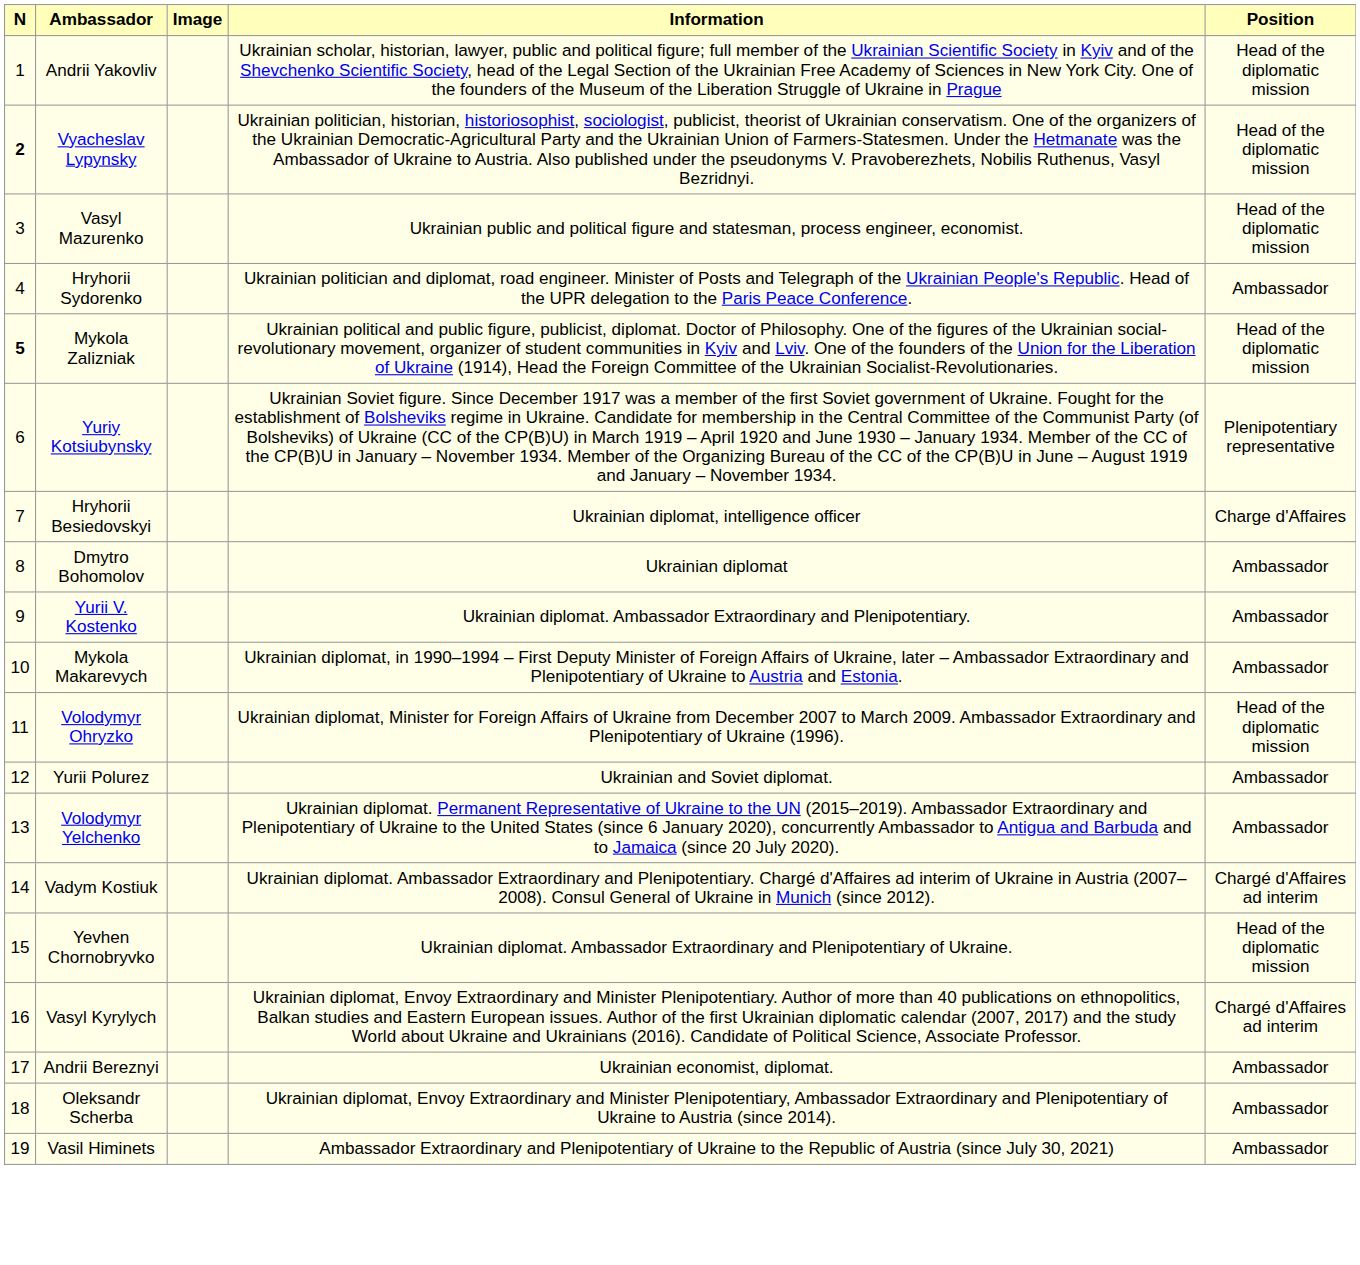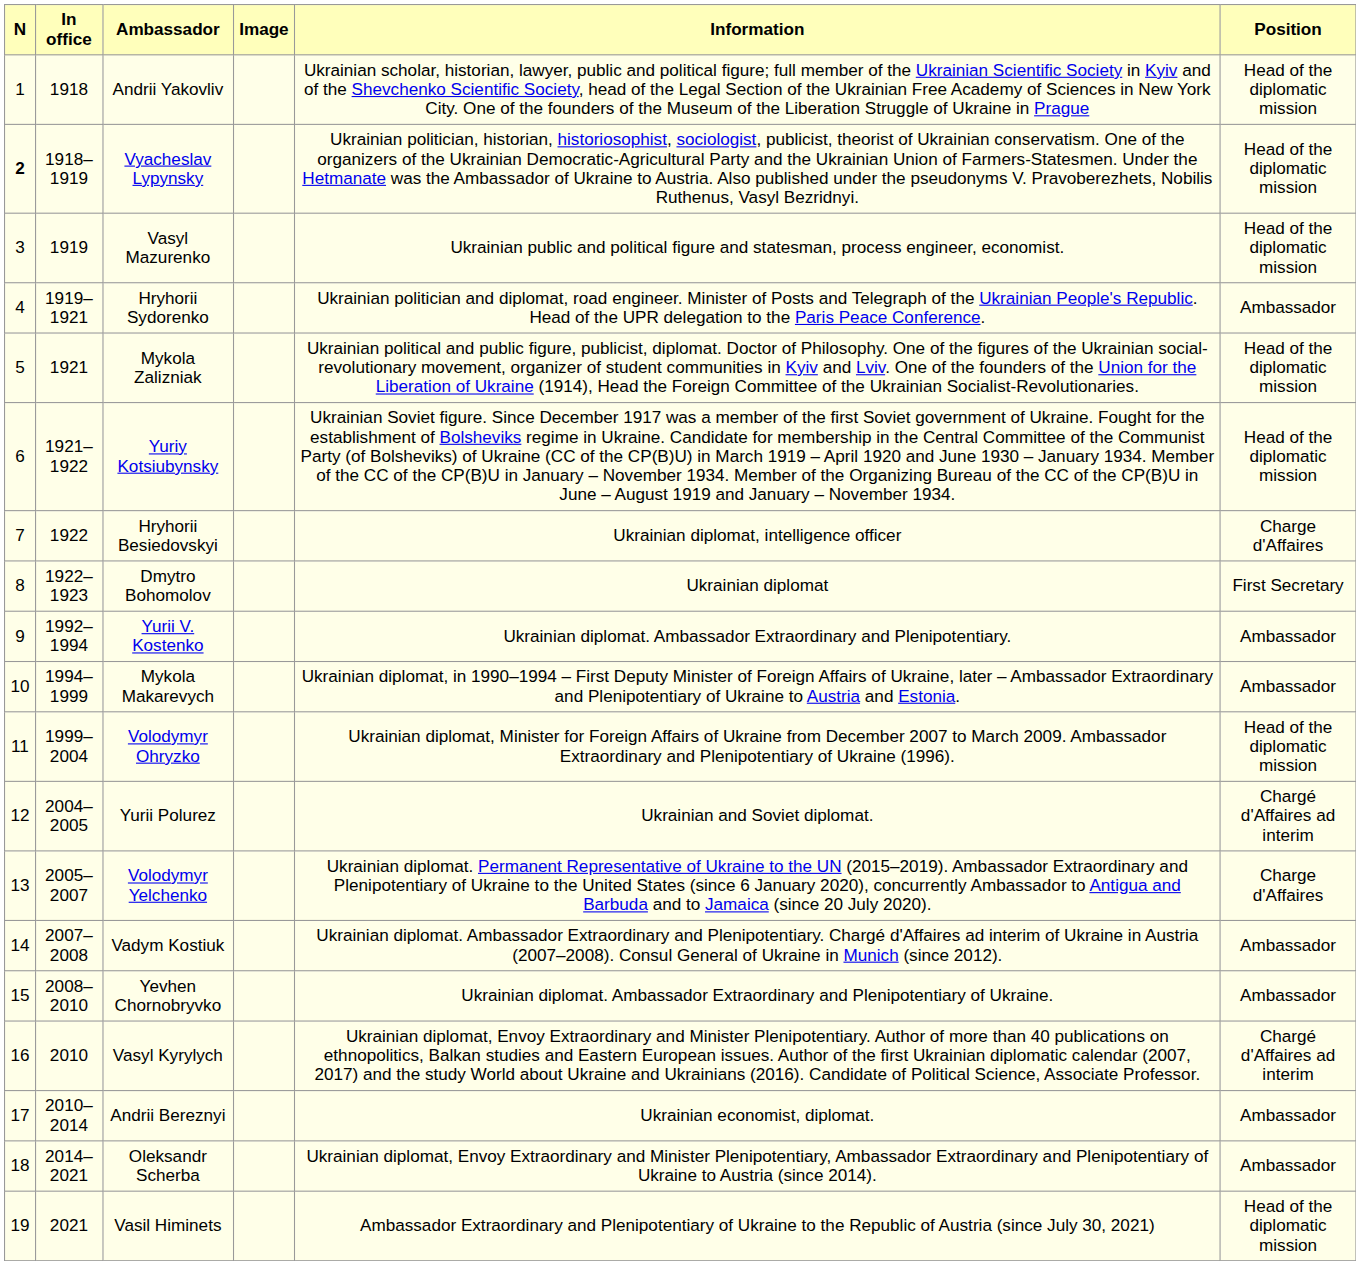+ column: (69, 29)
(20, 348) bold -> (20, 367) normal
(1280, 437) Plenipotentiary representative -> (1288, 456) Head of the diplomatic mission
(1280, 566) Ambassador -> (1288, 586) First Secretary
(1280, 777) Ambassador -> (1288, 816) Chargé d'Affaires ad interim
(1280, 827) Ambassador -> (1288, 885) Charge d'Affaires
(1280, 887) Chargé d'Affaires ad interim -> (1288, 945) Ambassador
(1280, 947) Head of the diplomatic mission -> (1288, 995) Ambassador
(1280, 1148) Ambassador -> (1288, 1225) Head of the diplomatic mission
